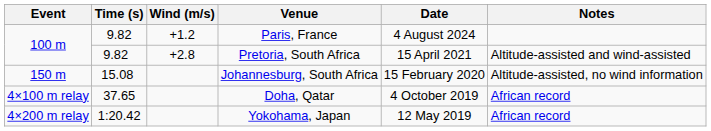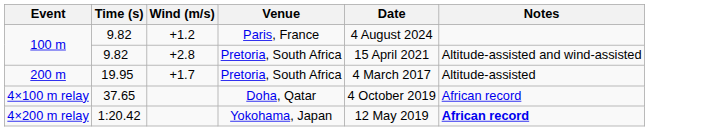- row: (48, 75)
+ row: (48, 75)
(531, 116) normal -> (485, 116) bold
